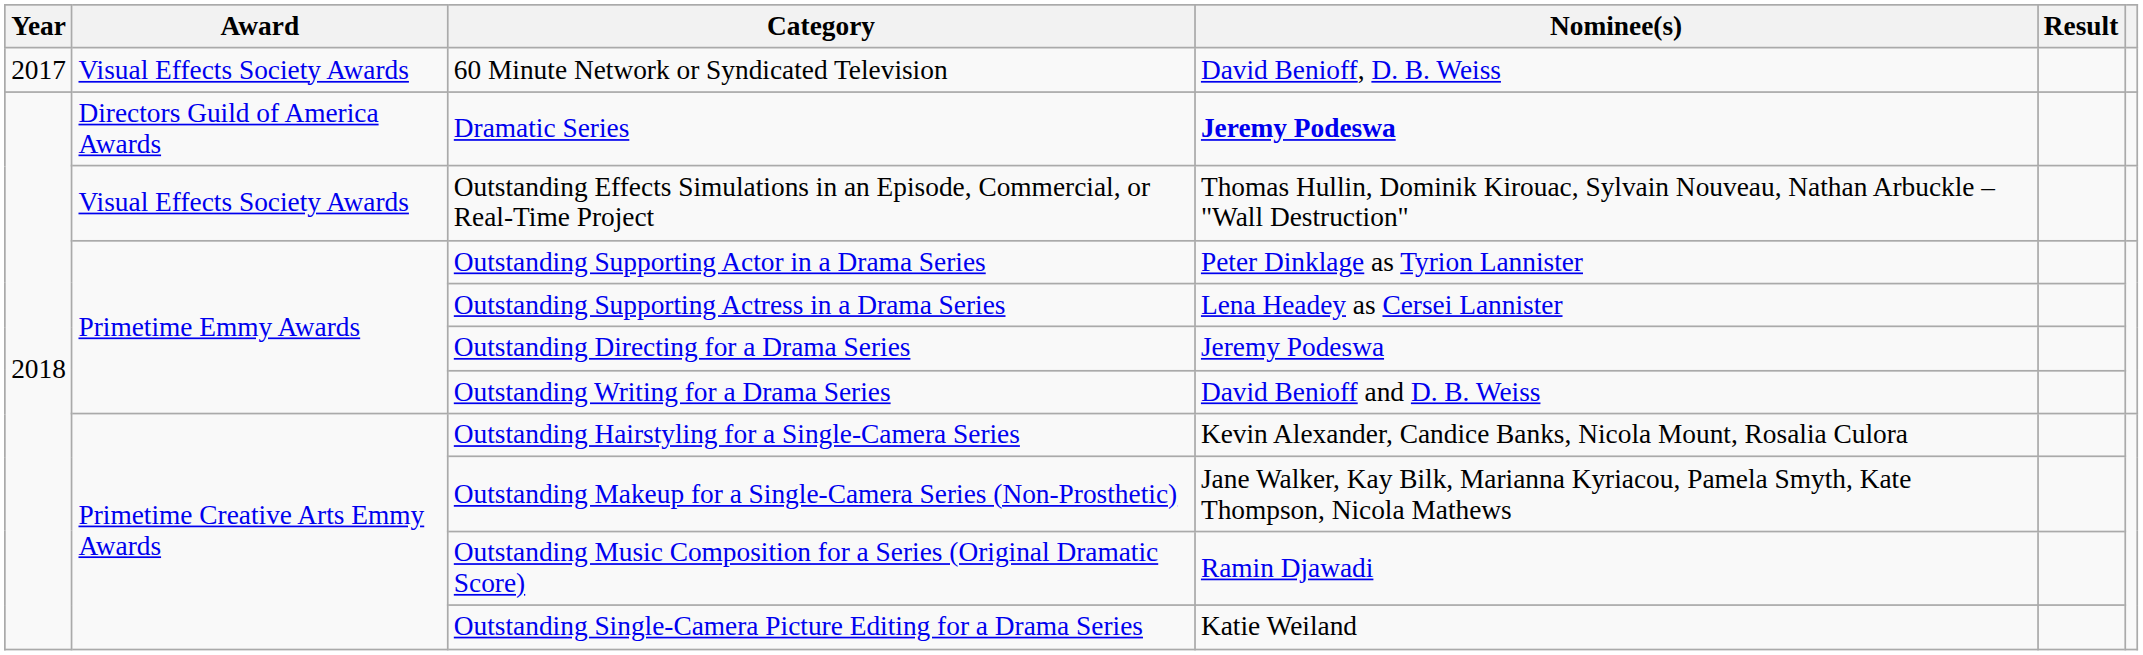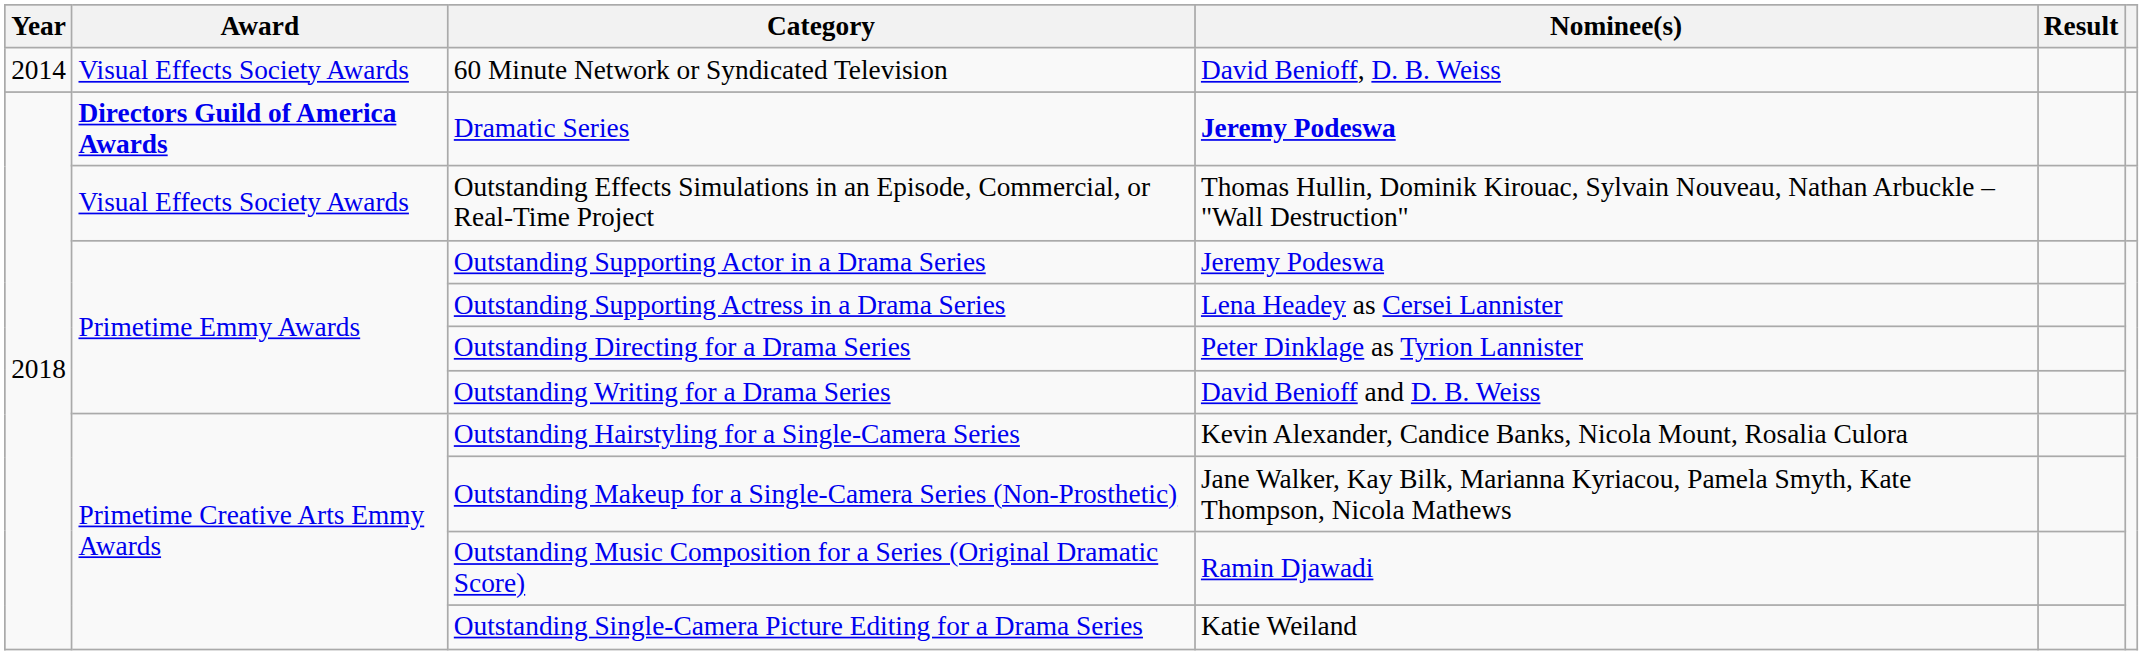(39, 69) 2017 -> (39, 69) 2014
(229, 128) normal -> (237, 128) bold
(1392, 261) Peter Dinklage as Tyrion Lannister -> (1292, 261) Jeremy Podeswa
(1292, 348) Jeremy Podeswa -> (1392, 348) Peter Dinklage as Tyrion Lannister
